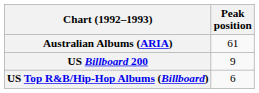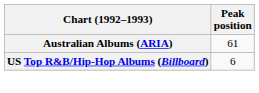- row: (108, 61)
